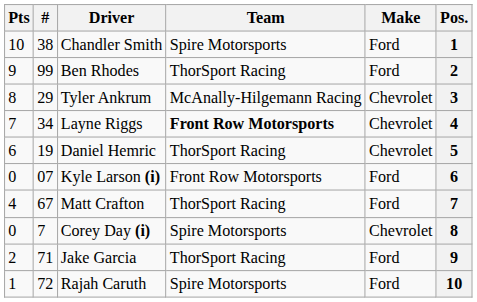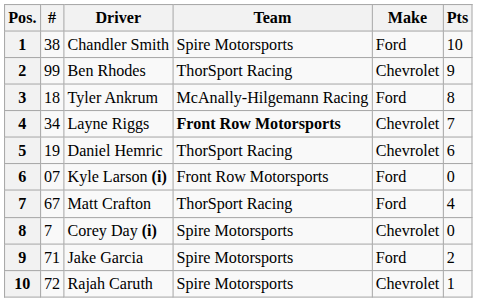columns swapped: (454, 17) <-> (19, 17)
(384, 71) Ford -> (408, 71) Chevrolet
(45, 97) 29 -> (52, 97) 18
(401, 97) Chevrolet -> (391, 97) Ford
(228, 257) ThorSport Racing -> (235, 257) Spire Motorsports
(384, 283) Ford -> (408, 283) Chevrolet
